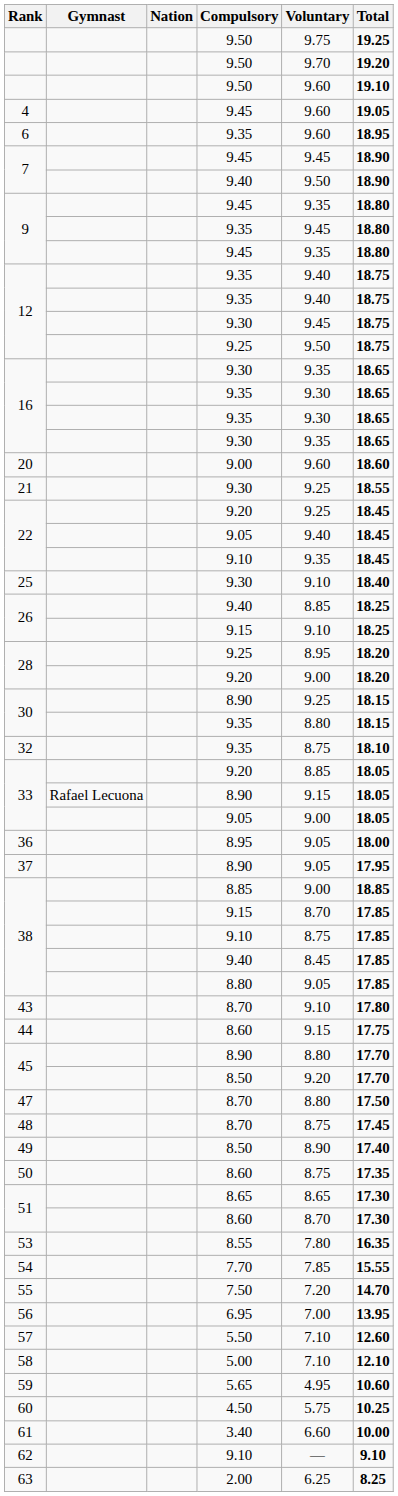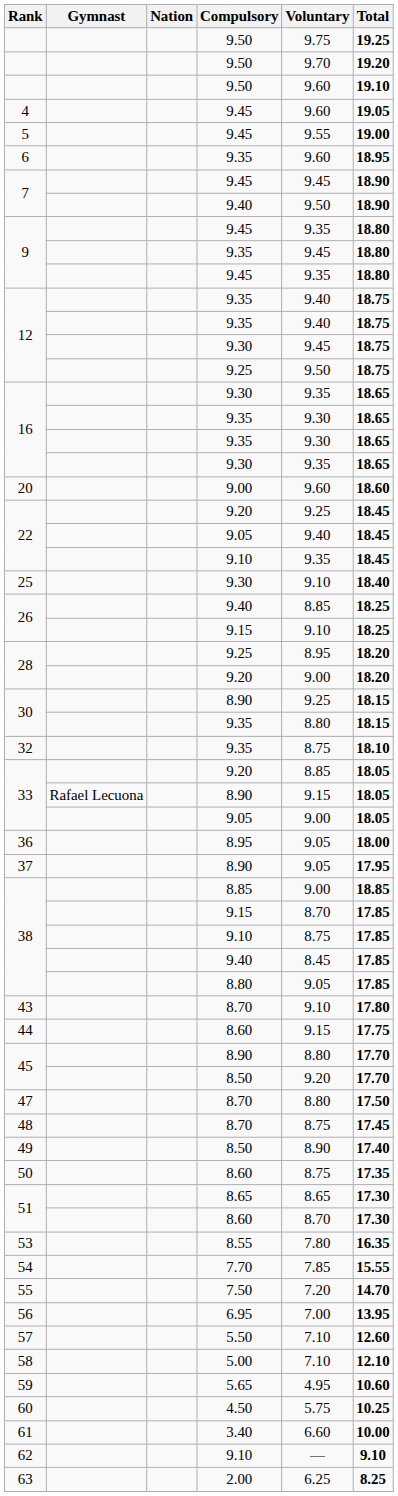+ row: (25, 134)
- row: (25, 488)
